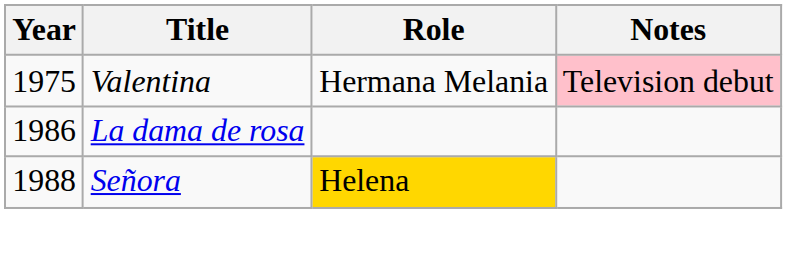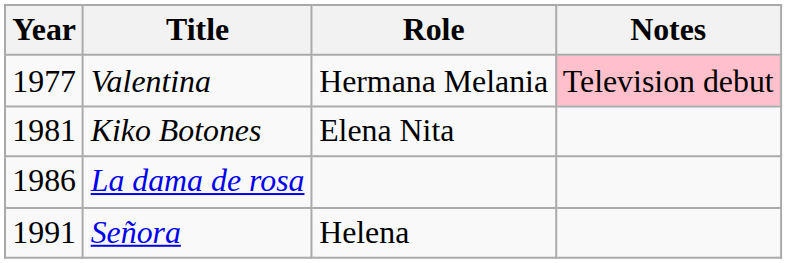(44, 80) 1975 -> (44, 80) 1977
+ row: (176, 130)
(44, 181) 1988 -> (44, 231) 1991
(364, 181) gold background -> (364, 231) no background
